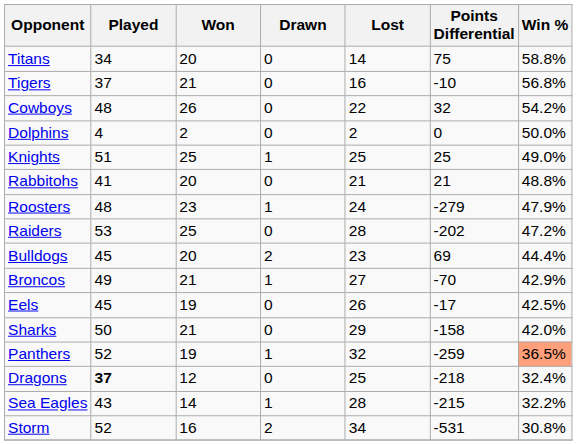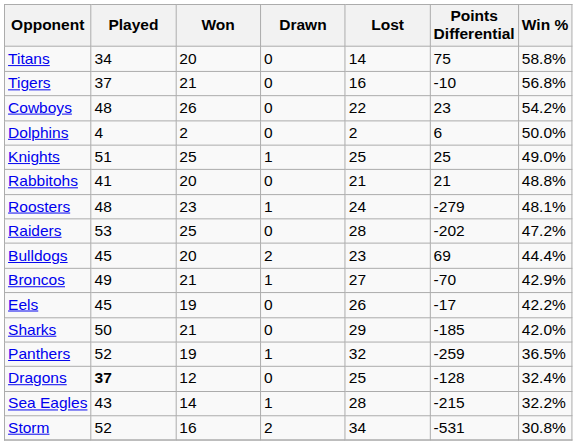(442, 108) 32 -> (442, 108) 23
(438, 132) 0 -> (438, 132) 6
(544, 206) 47.9% -> (544, 206) 48.1%
(544, 305) 42.5% -> (544, 305) 42.2%
(449, 329) -158 -> (449, 329) -185
(544, 354) lightsalmon background -> (544, 354) no background
(449, 378) -218 -> (449, 378) -128
